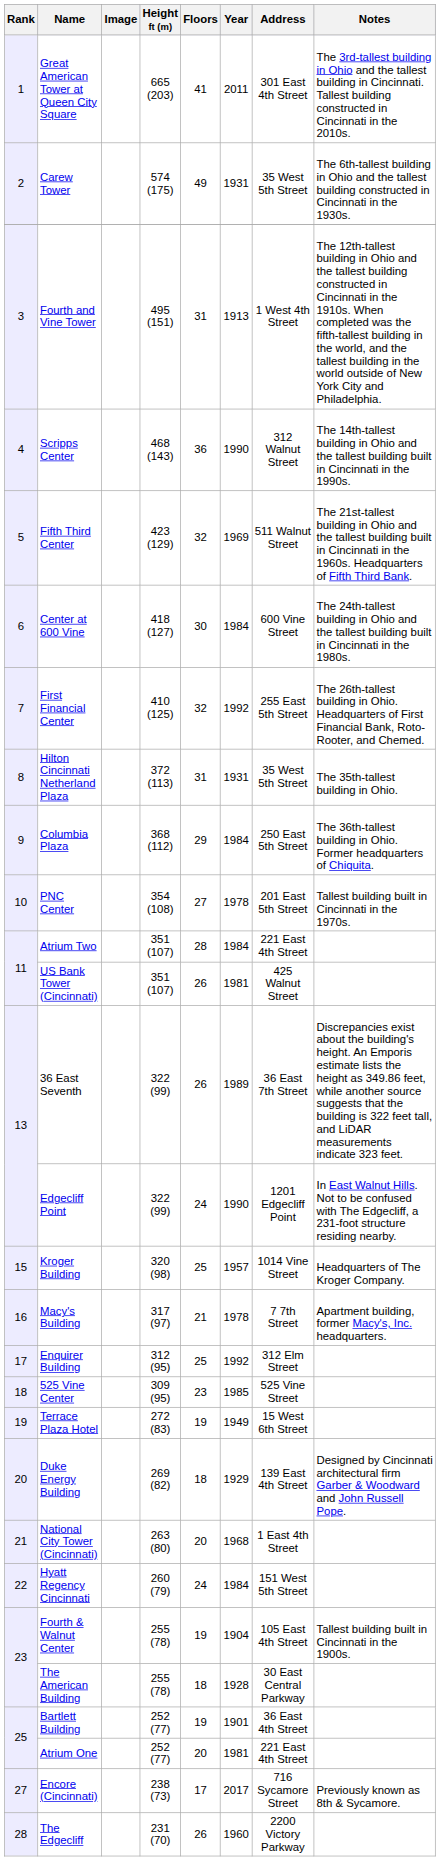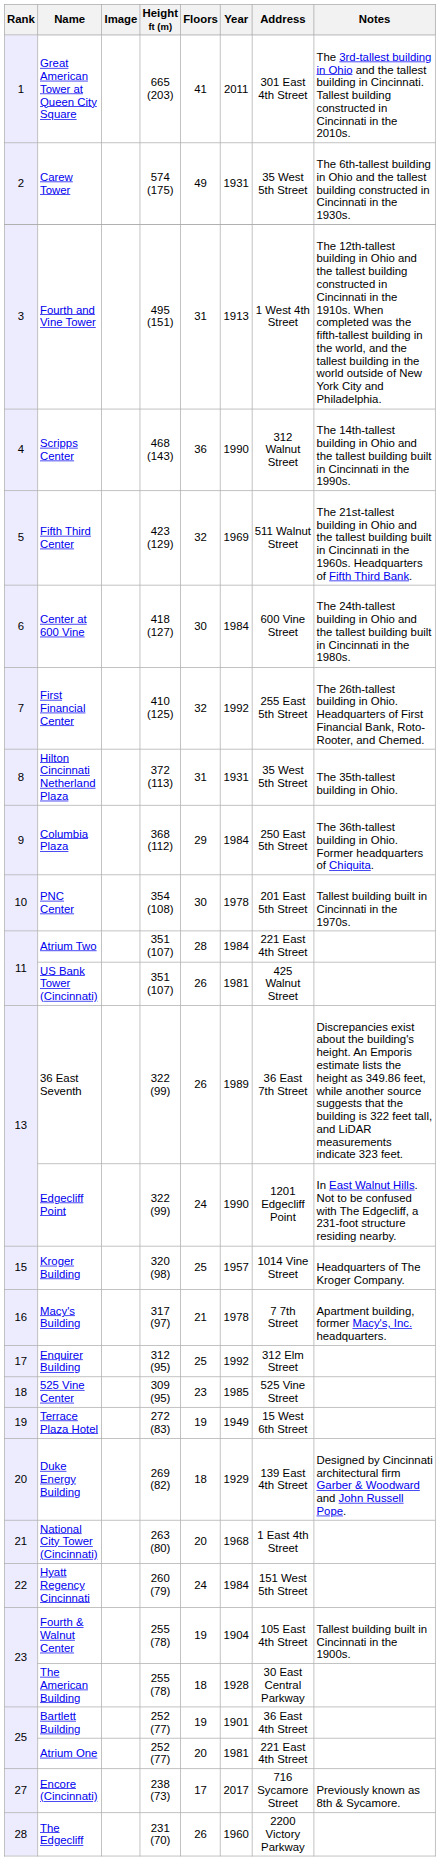(201, 902) 27 -> (201, 902) 30
